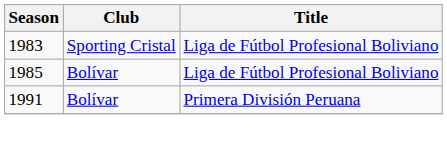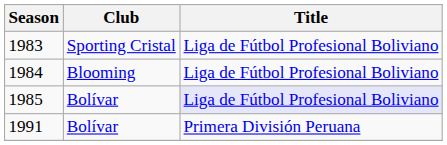+ row: (26, 72)
(311, 72) no background -> (311, 99) lavender background
